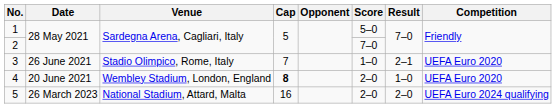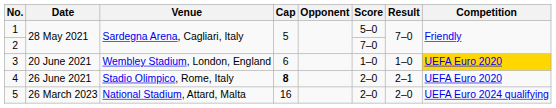(60, 62) 26 June 2021 -> (60, 62) 20 June 2021
(168, 62) Stadio Olimpico, Rome, Italy -> (187, 62) Wembley Stadium, London, England
(286, 62) 7 -> (286, 62) 6
(404, 62) 2–1 -> (404, 62) 1–0
(463, 62) no background -> (463, 62) gold background
(60, 78) 20 June 2021 -> (60, 78) 26 June 2021
(187, 78) Wembley Stadium, London, England -> (168, 78) Stadio Olimpico, Rome, Italy
(404, 78) 1–0 -> (404, 78) 2–1
